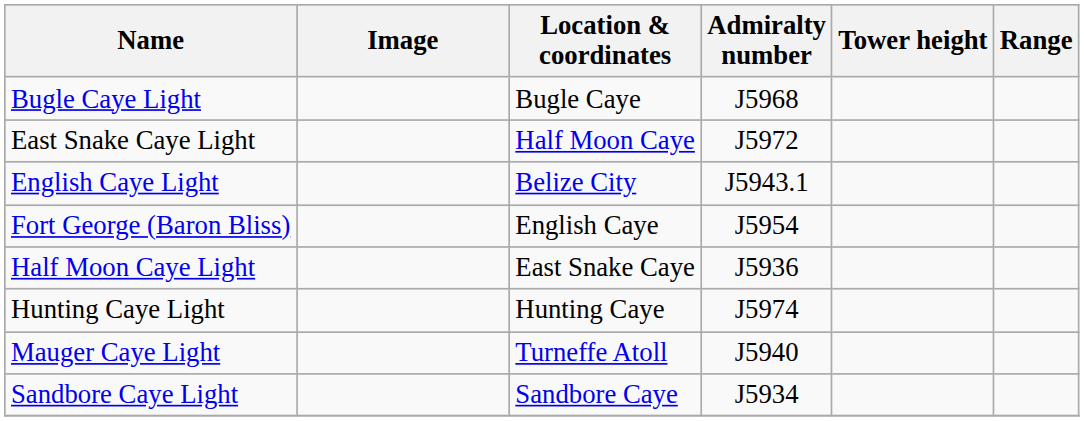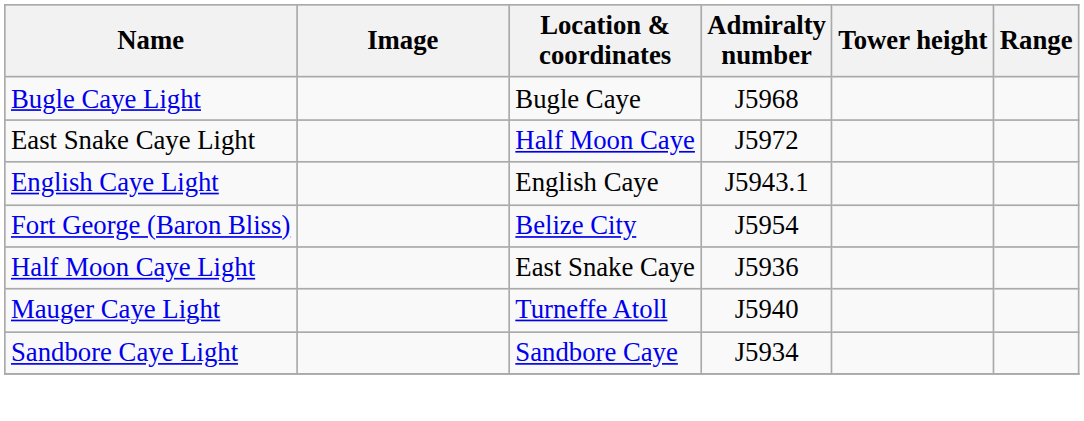(576, 182) Belize City -> (587, 182) English Caye
(587, 225) English Caye -> (576, 225) Belize City
- row: (118, 310)
